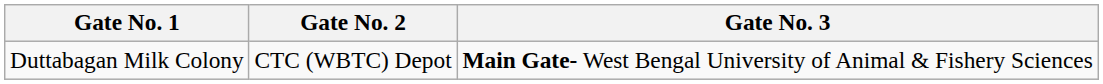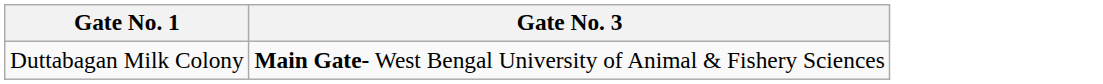- column: (353, 23)
